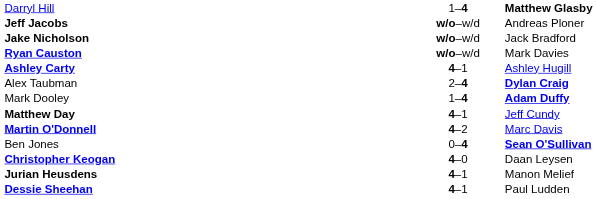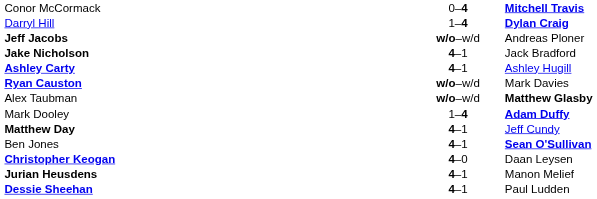+ row: (52, 8)
(549, 8) Matthew Glasby -> (537, 23) Dylan Craig
(458, 38) w/o–w/d -> (458, 53) 4–1
rows swapped: (43, 53) <-> (40, 68)
(458, 83) 2–4 -> (458, 98) w/o–w/d
(537, 83) Dylan Craig -> (549, 98) Matthew Glasby
- row: (50, 129)
(458, 144) 0–4 -> (458, 144) 4–1
